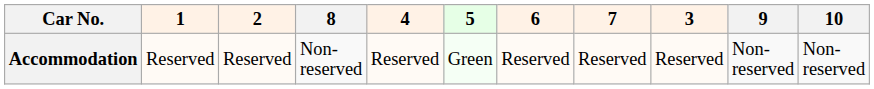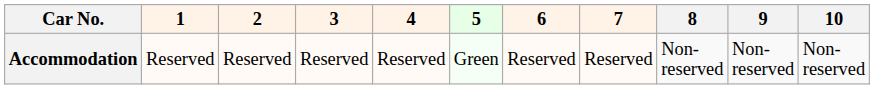columns swapped: (689, 19) <-> (331, 19)
